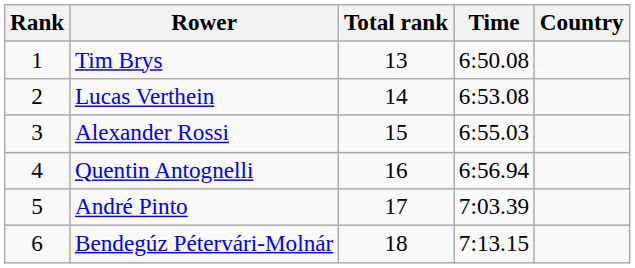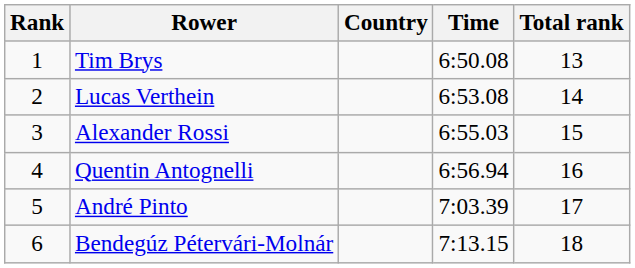columns swapped: (582, 22) <-> (396, 22)
